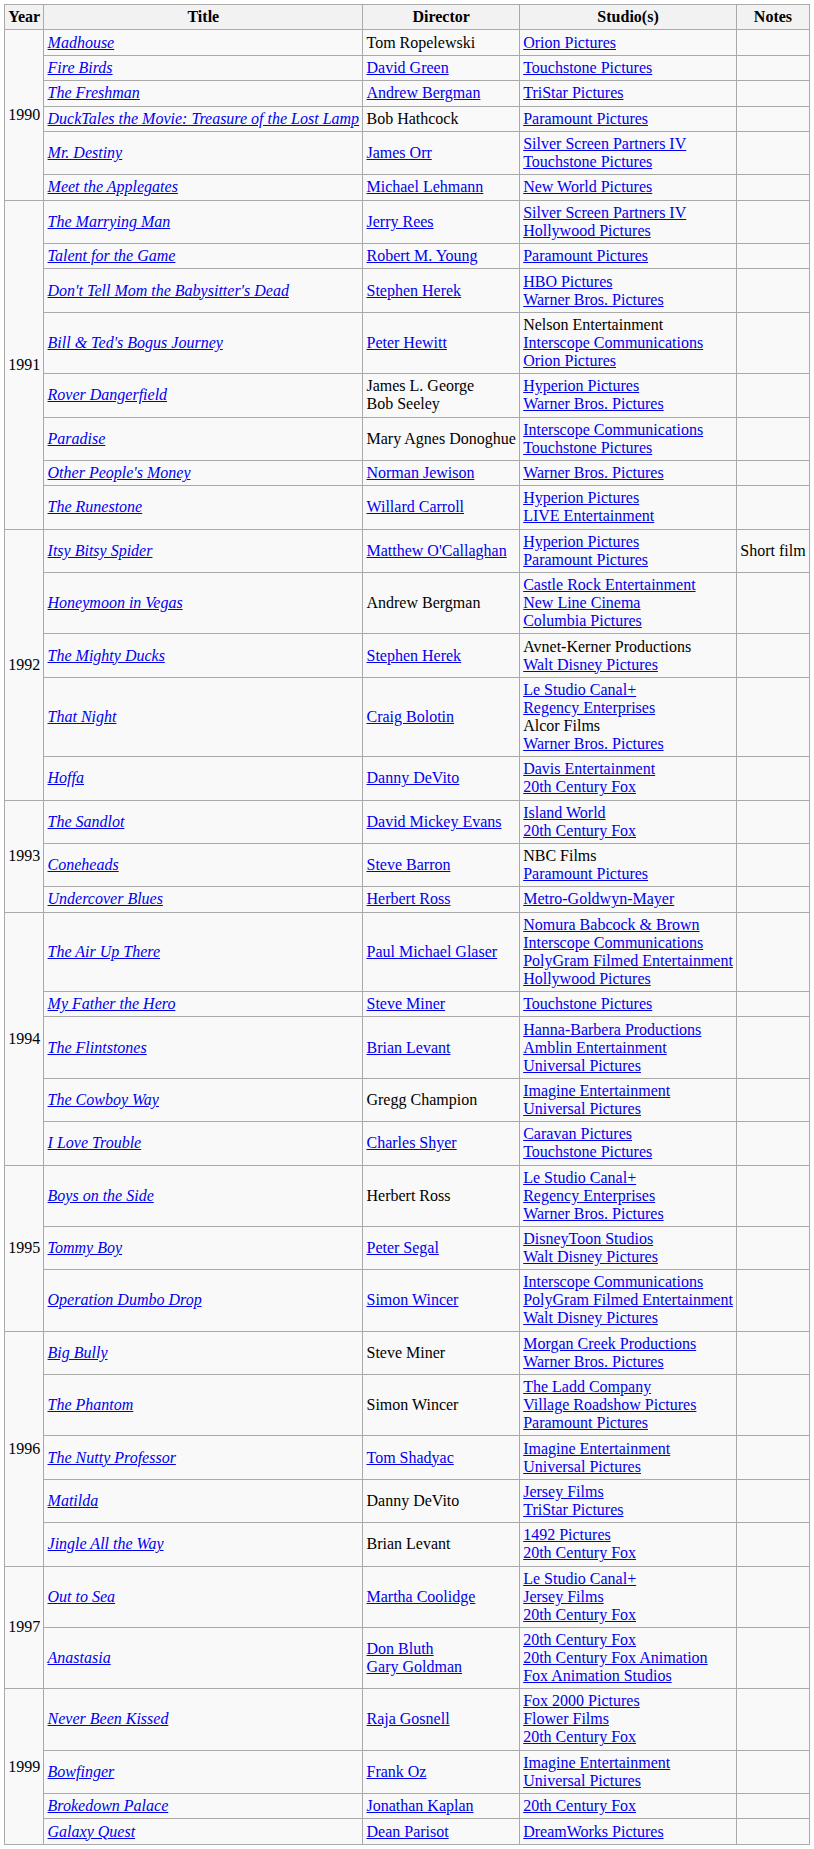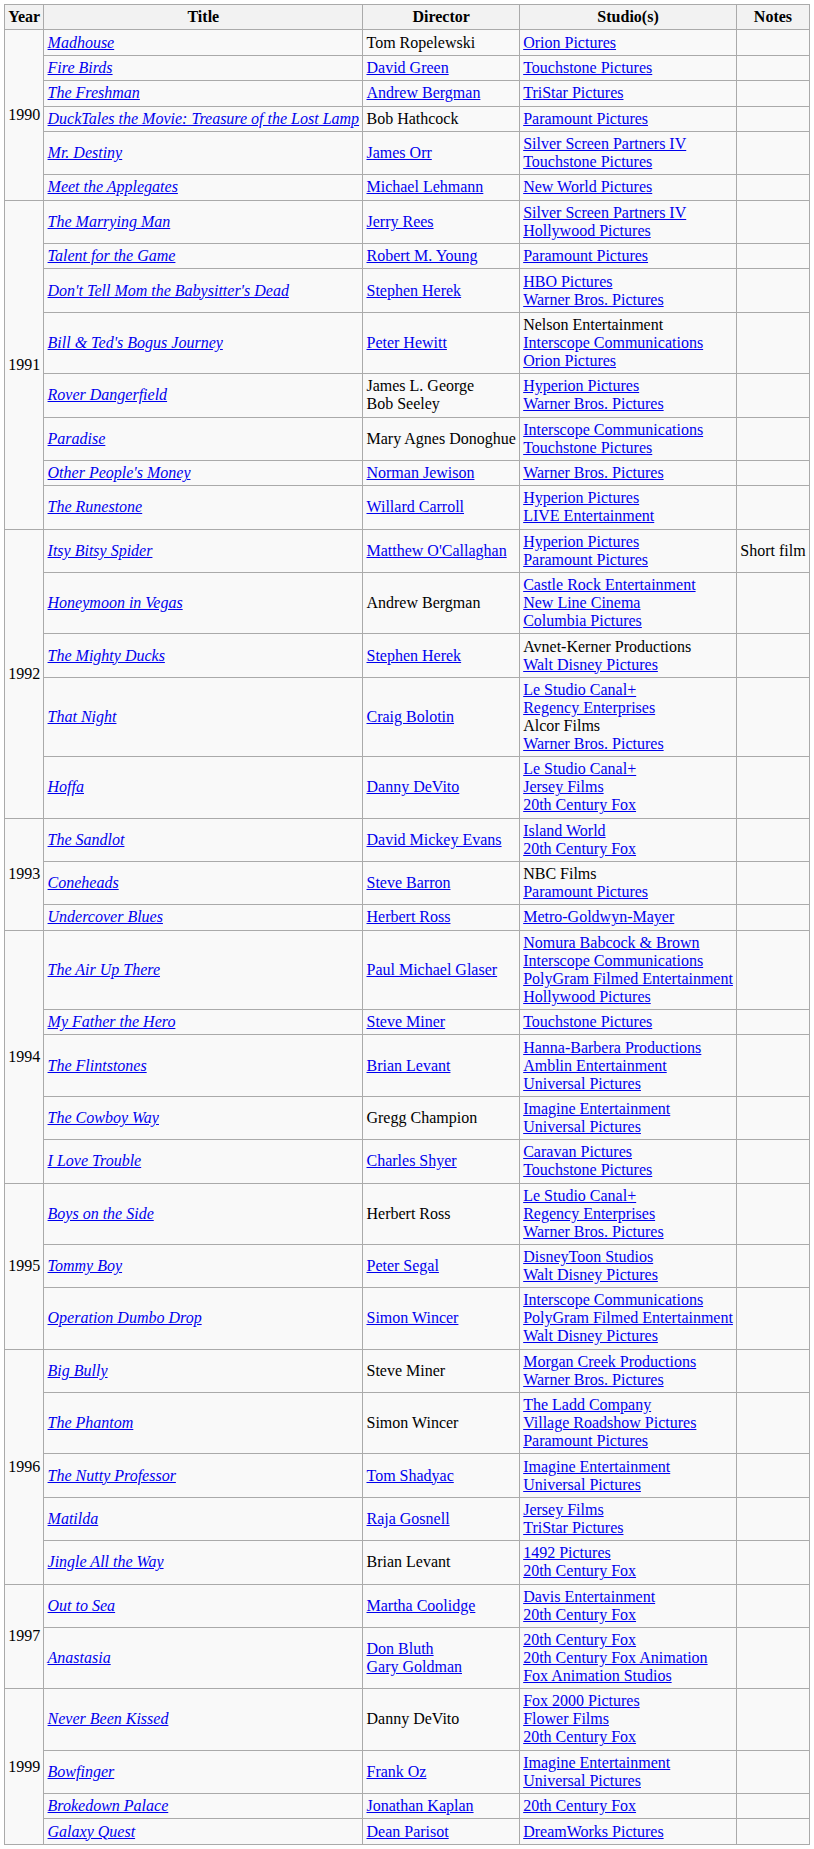(589, 778) Davis Entertainment 20th Century Fox -> (580, 787) Le Studio Canal+ Jersey Films 20th Century Fox
(413, 1500) Danny DeVito -> (408, 1518) Raja Gosnell
(580, 1596) Le Studio Canal+ Jersey Films 20th Century Fox -> (589, 1605) Davis Entertainment 20th Century Fox
(408, 1719) Raja Gosnell -> (413, 1719) Danny DeVito
